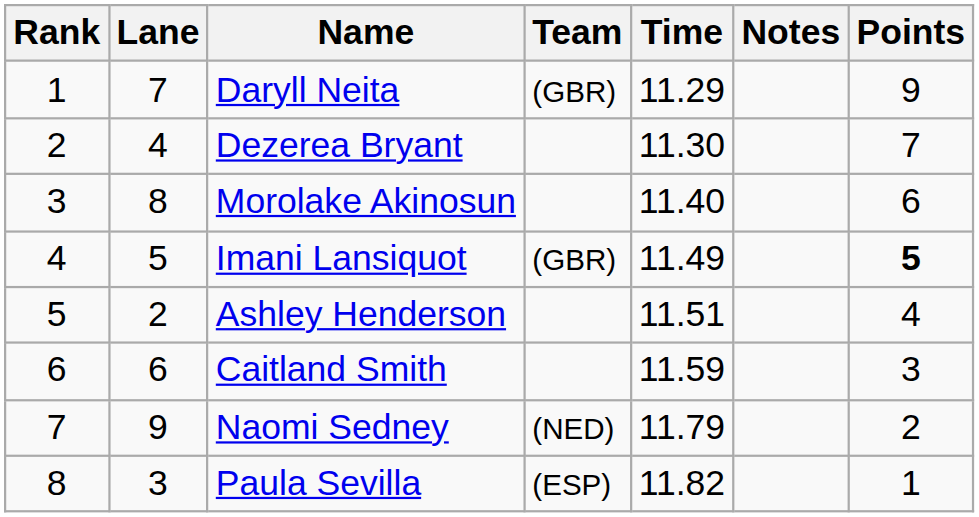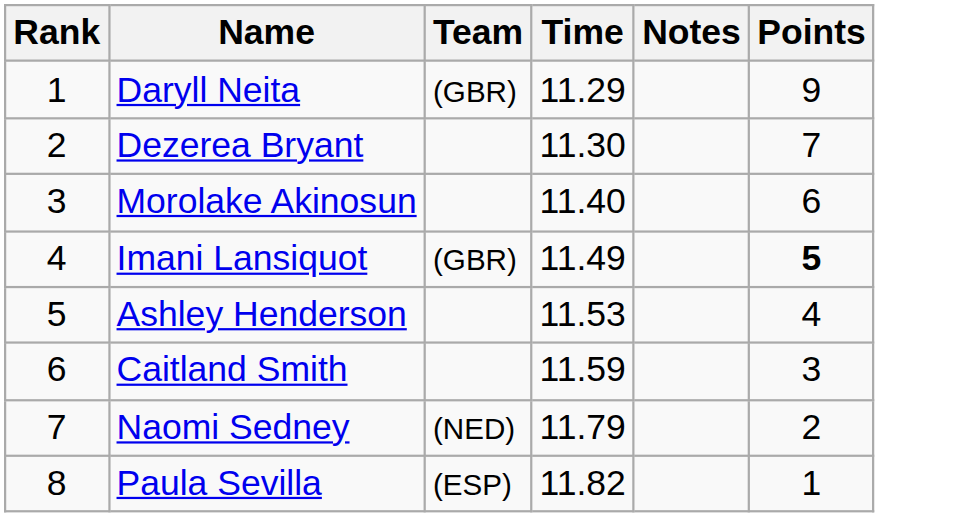- column: (158, 32)
(682, 314) 11.51 -> (583, 314) 11.53
